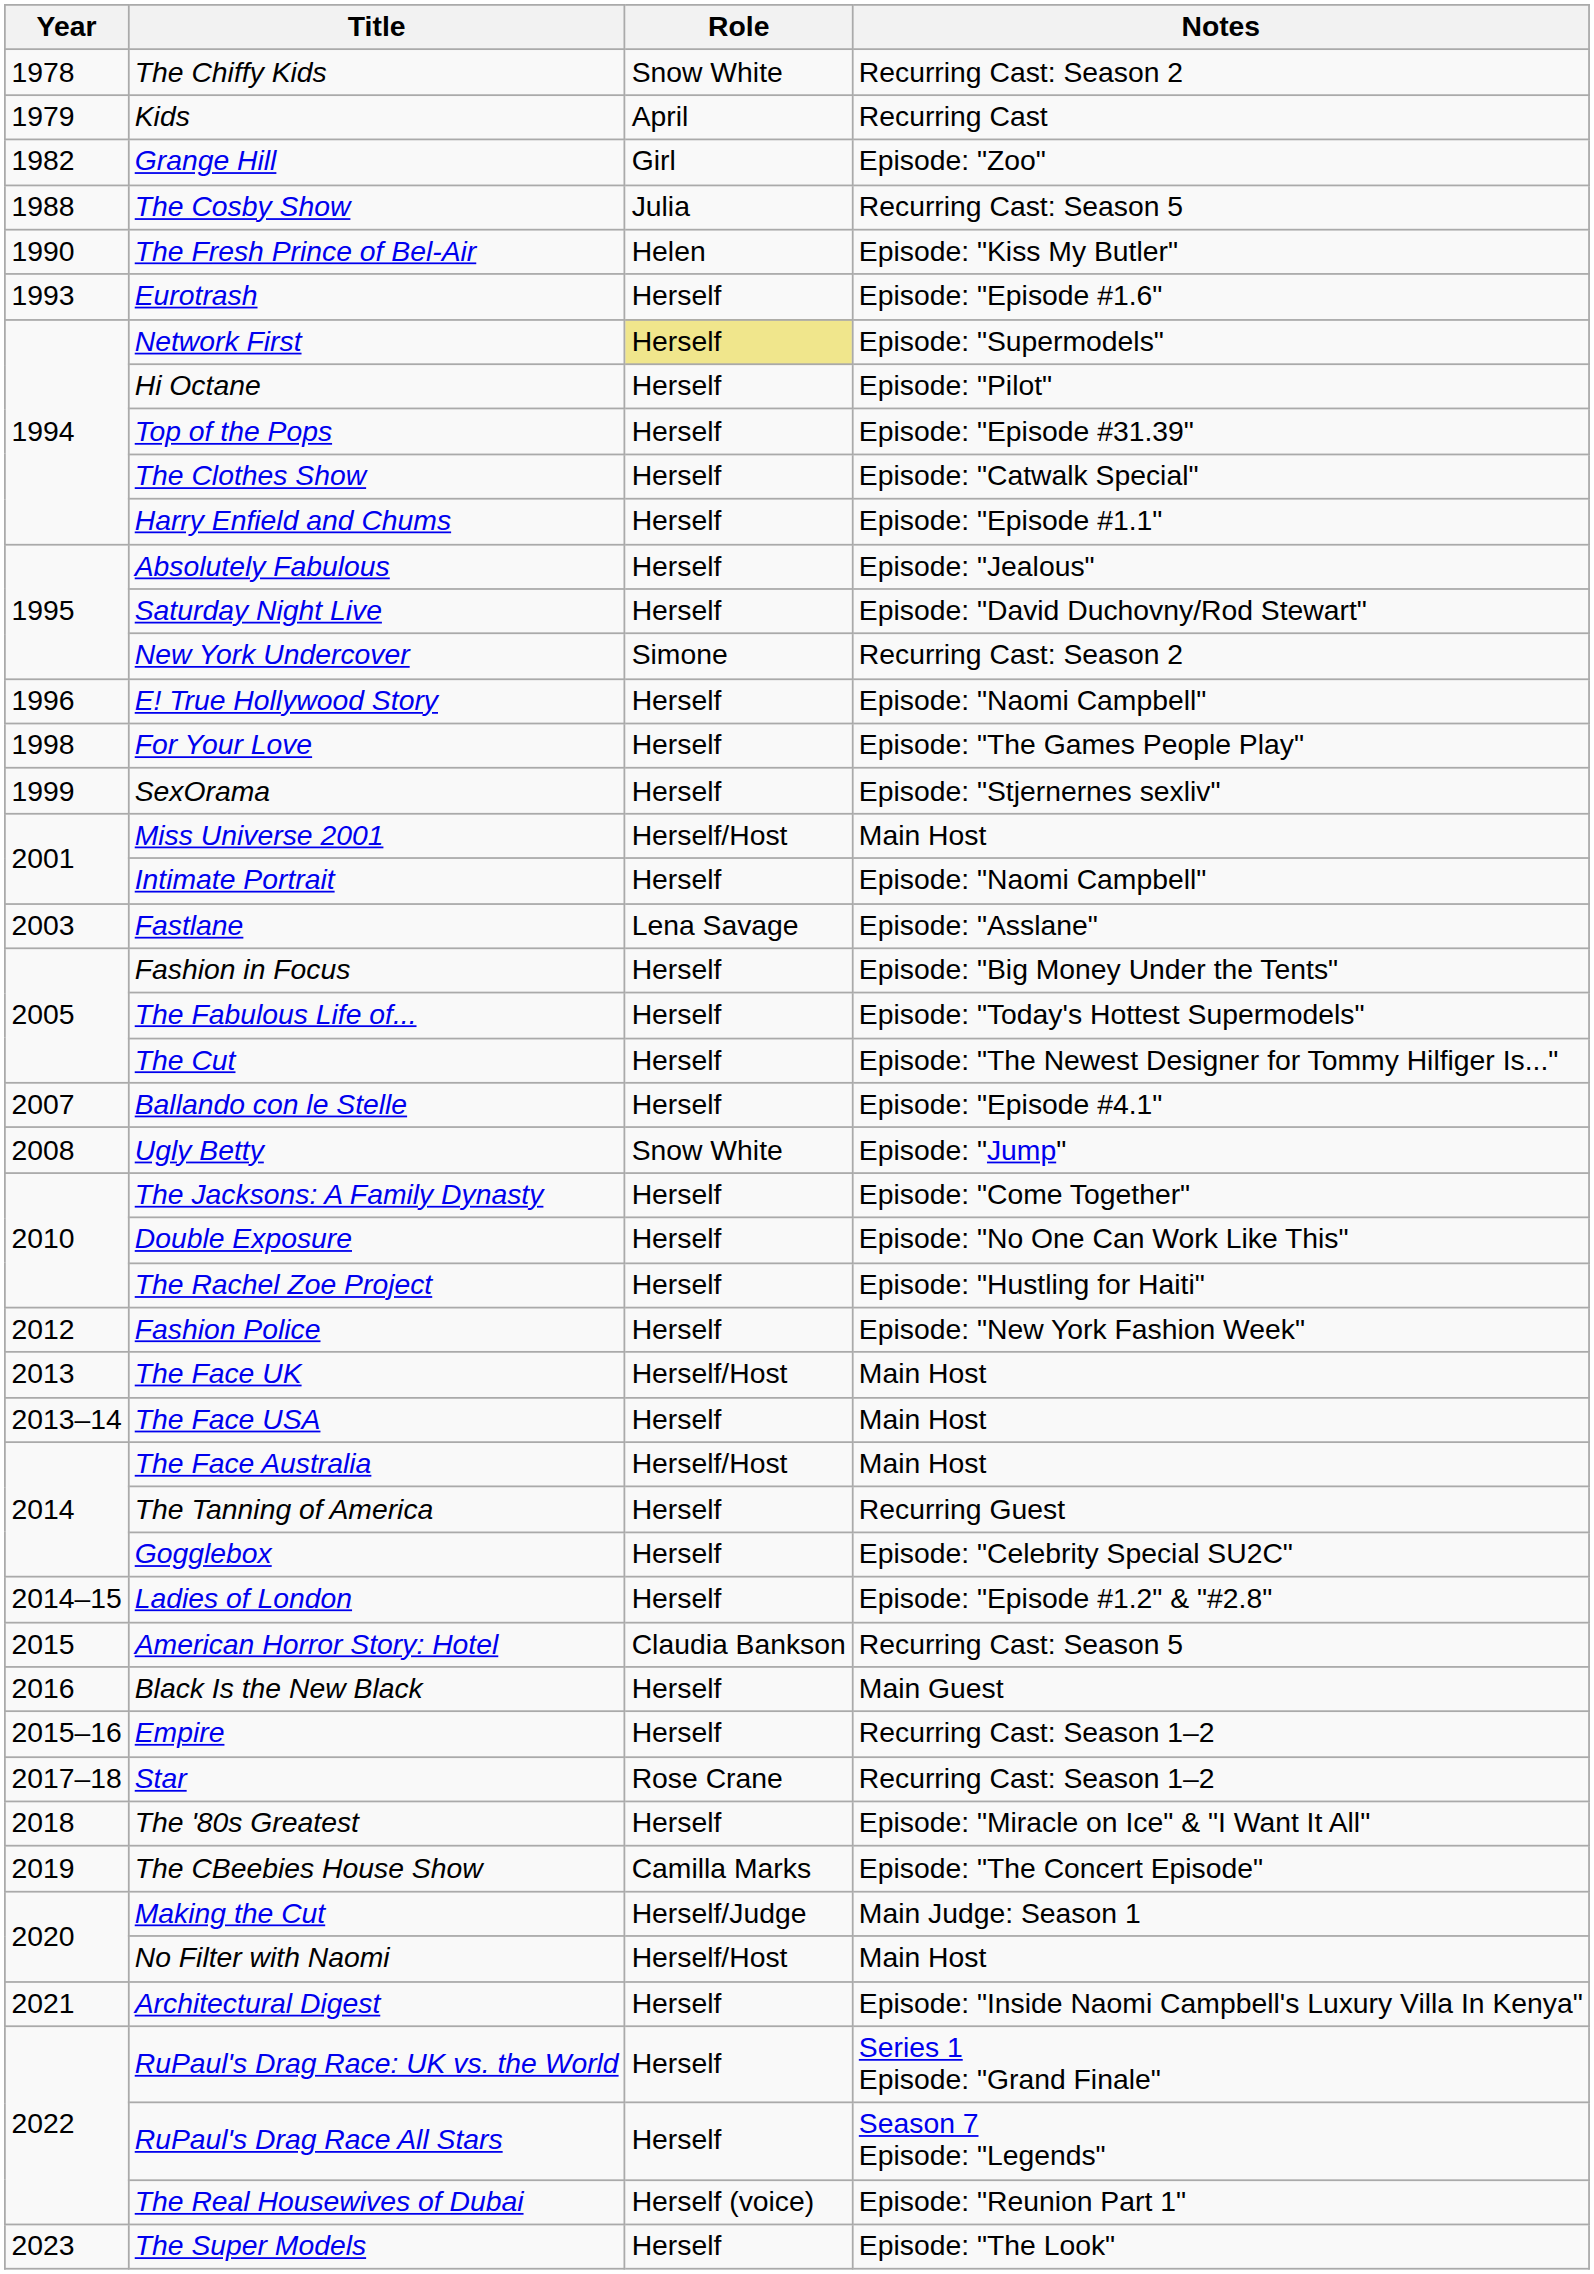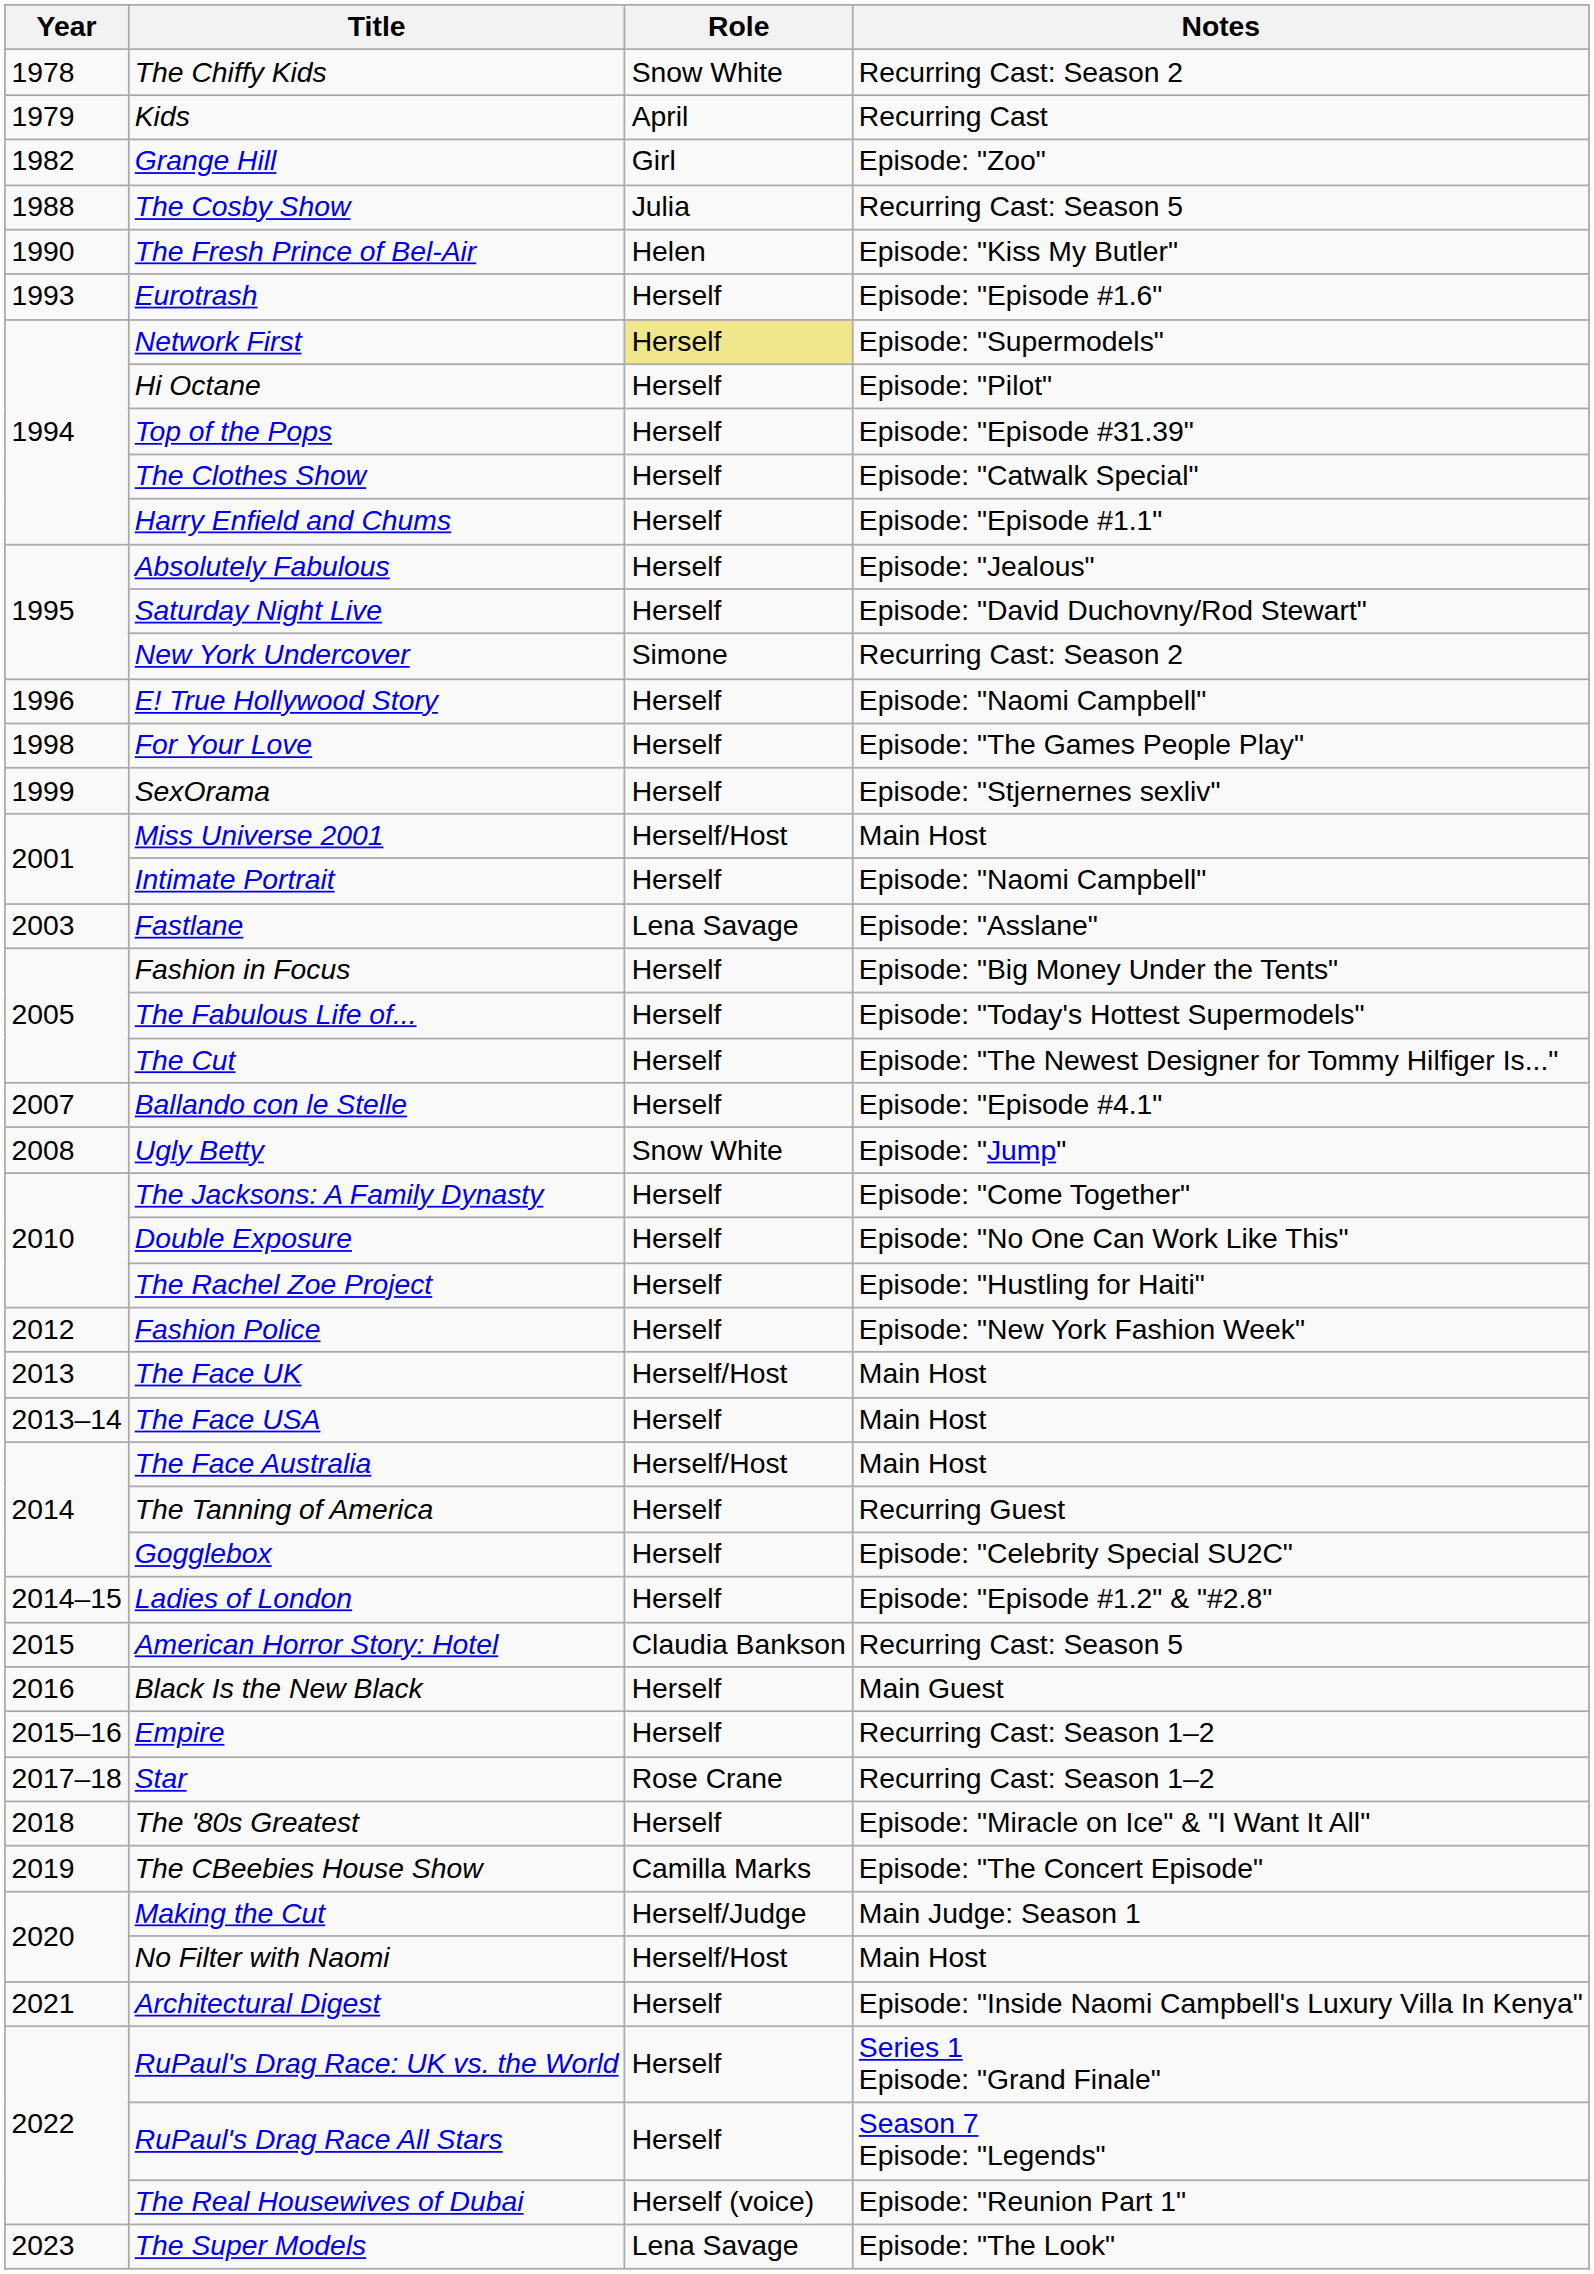(677, 2246) Herself -> (715, 2246) Lena Savage
